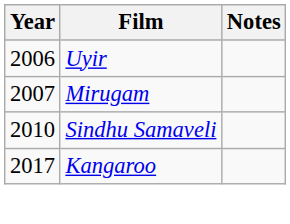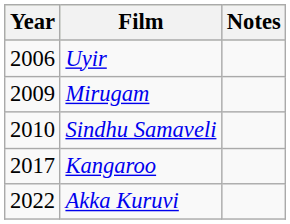(32, 93) 2007 -> (32, 93) 2009
+ row: (122, 201)
